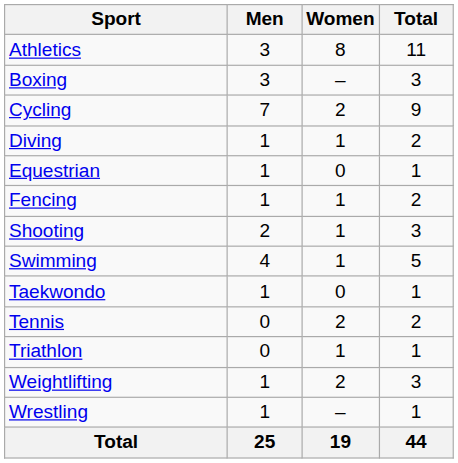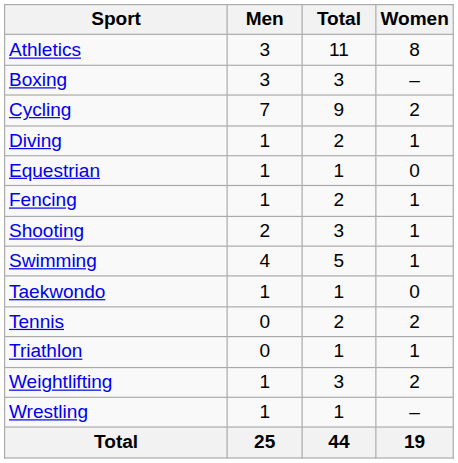columns swapped: (340, 19) <-> (416, 19)
